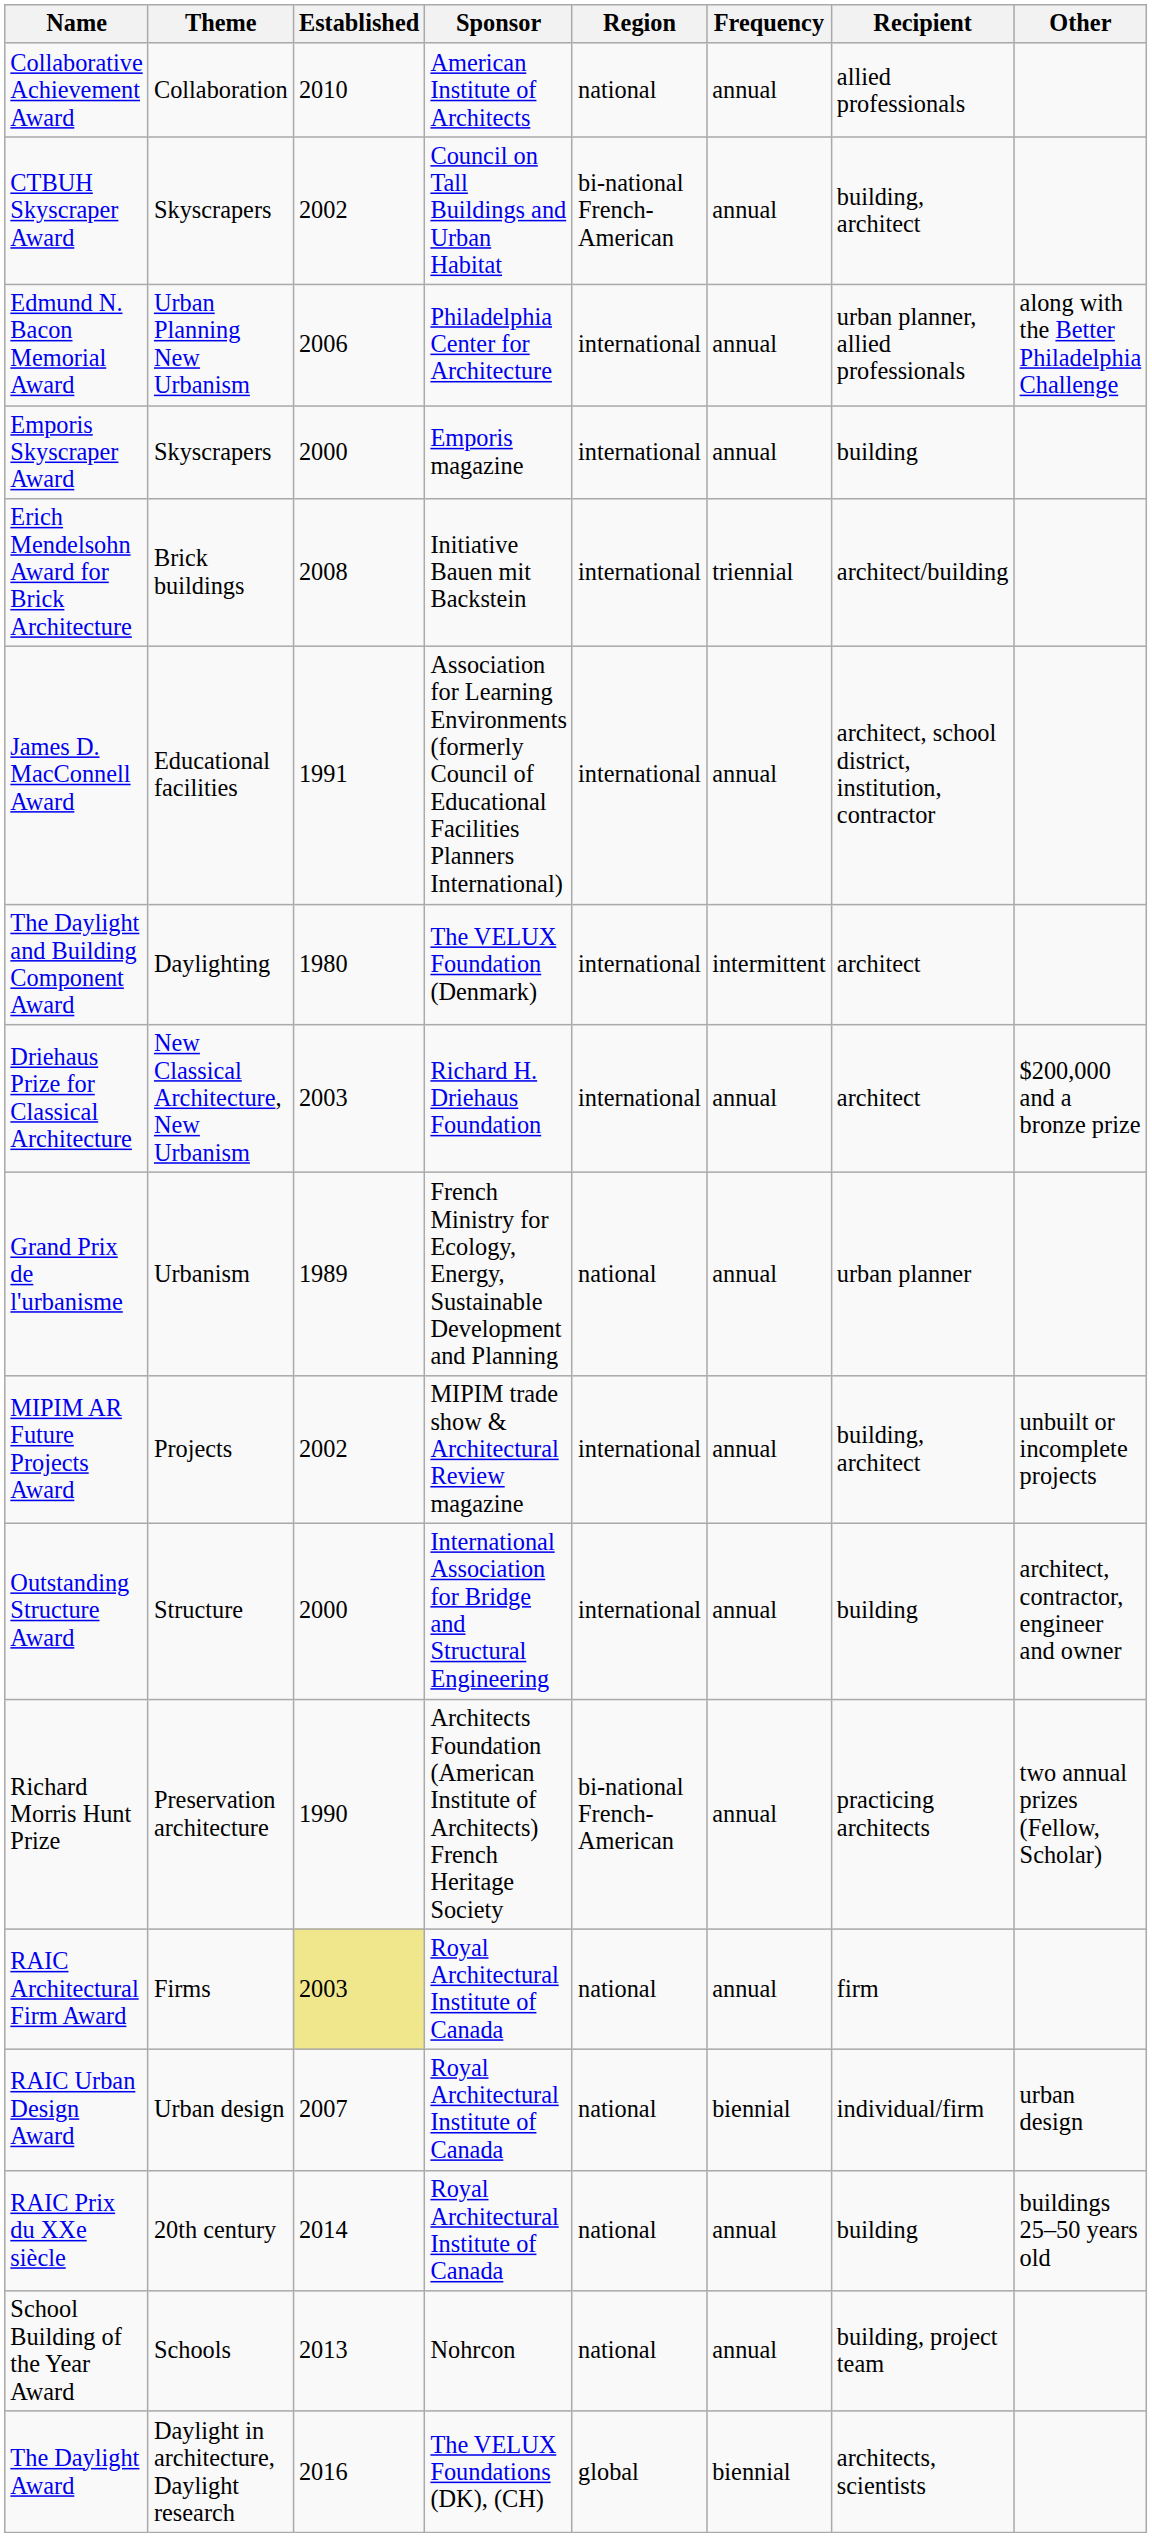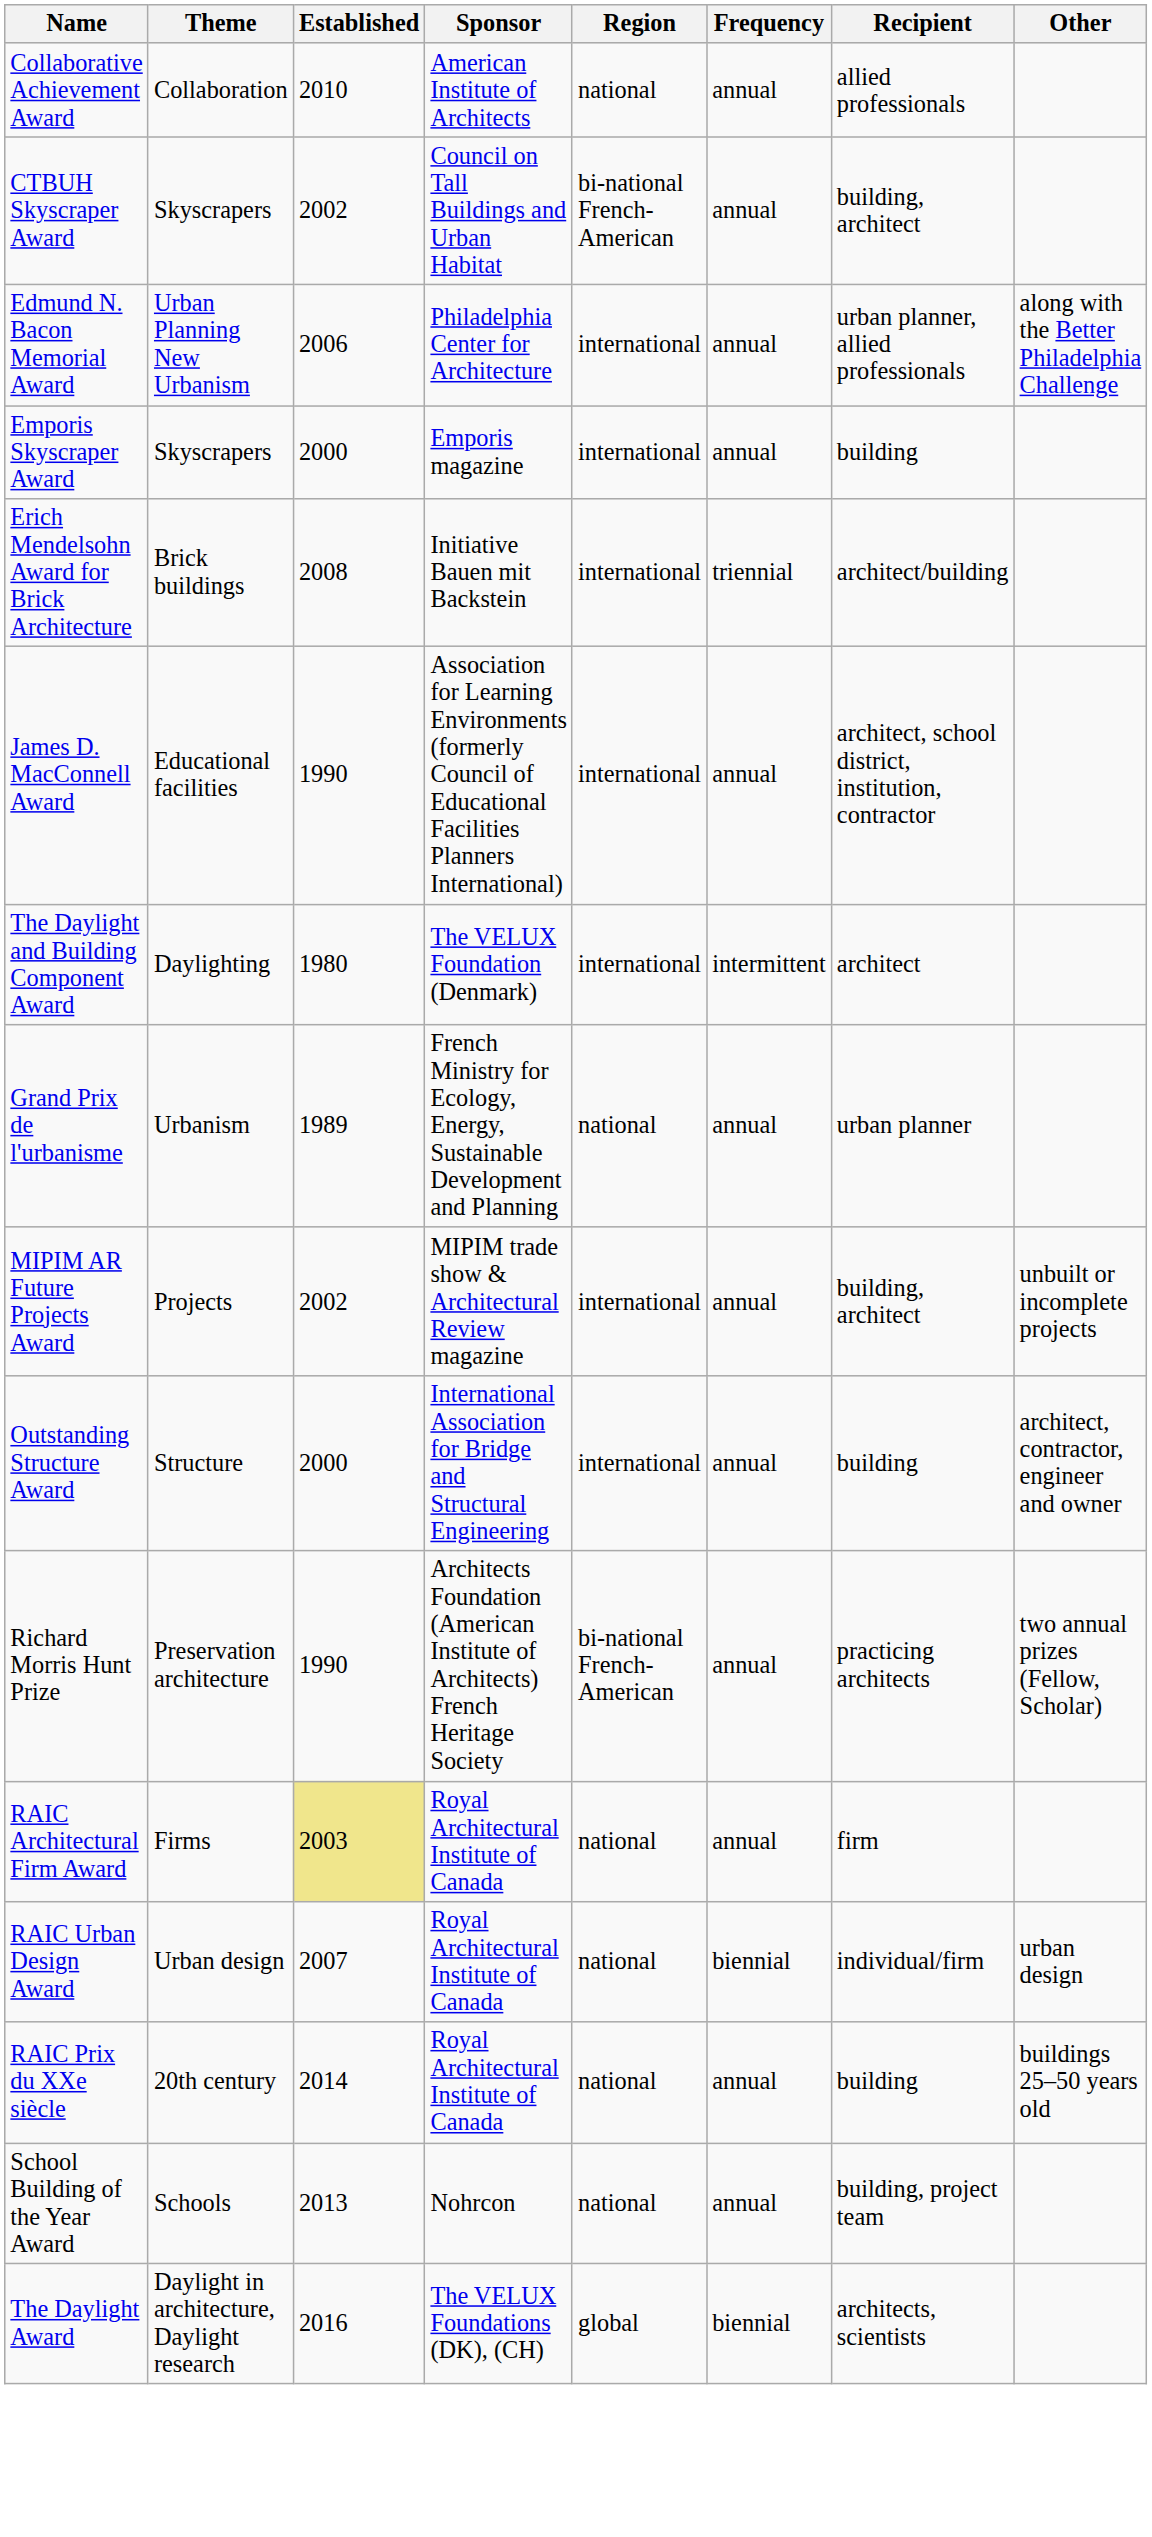(323, 775) 1991 -> (323, 775) 1990
- row: (71, 1098)
